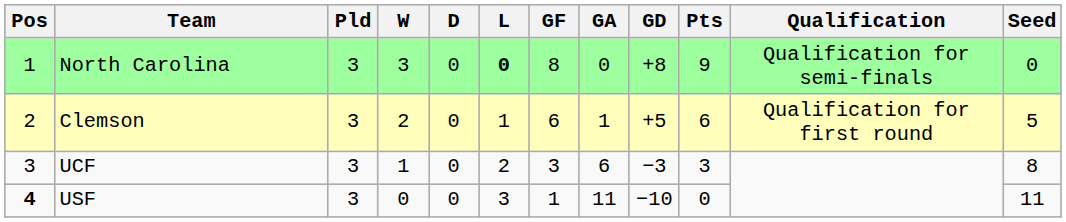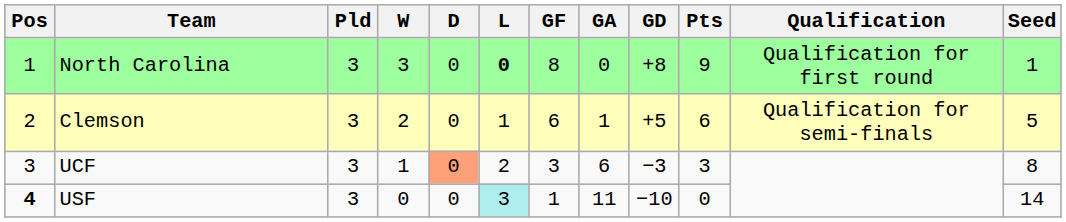(866, 66) Qualification for semi-finals -> (866, 66) Qualification for first round
(1032, 66) 0 -> (1032, 66) 1
(866, 123) Qualification for first round -> (866, 123) Qualification for semi-finals
(454, 167) no background -> (454, 167) lightsalmon background
(504, 200) no background -> (504, 200) paleturquoise background
(1032, 200) 11 -> (1032, 200) 14
